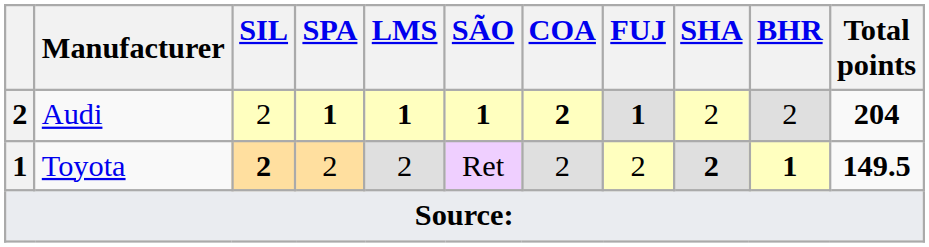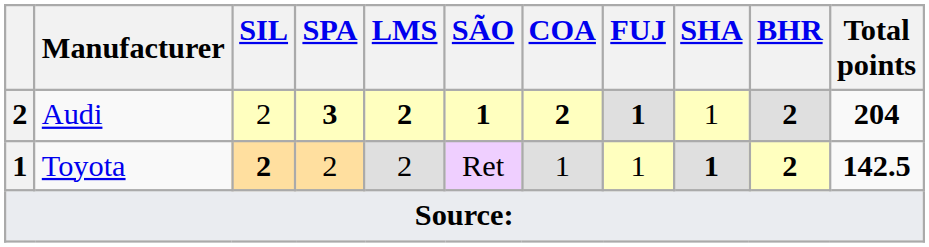(330, 114) 1 -> (330, 114) 3
(405, 114) 1 -> (405, 114) 2
(711, 114) 2 -> (711, 114) 1
(790, 114) normal -> (790, 114) bold
(562, 164) 2 -> (562, 164) 1
(638, 164) 2 -> (638, 164) 1
(711, 164) 2 -> (711, 164) 1
(790, 164) 1 -> (790, 164) 2
(877, 164) 149.5 -> (877, 164) 142.5
